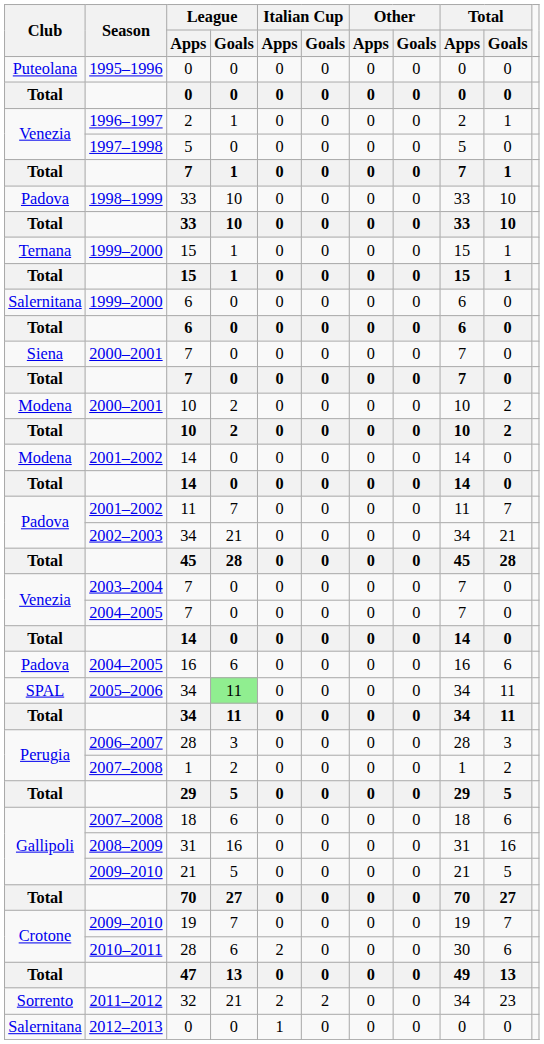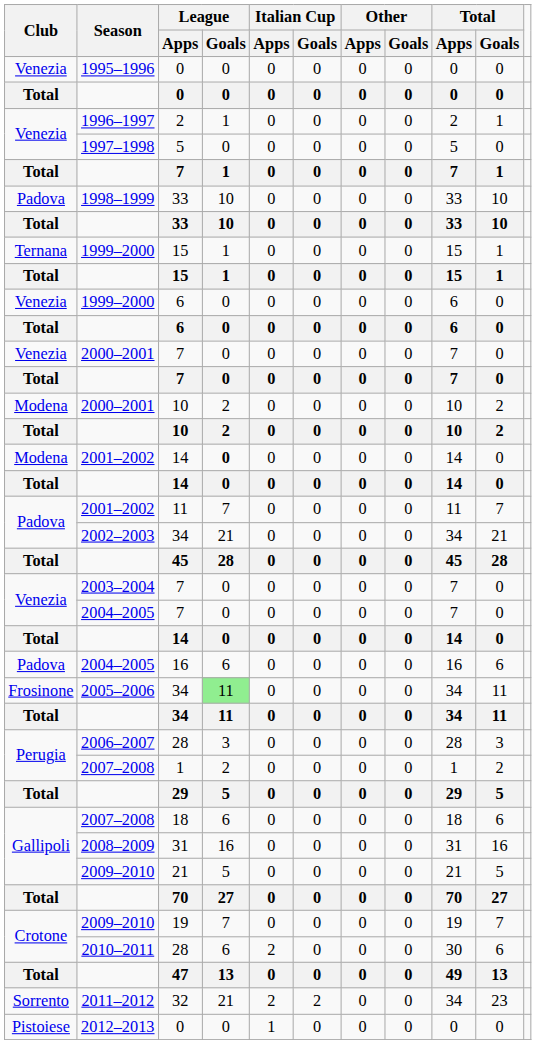(45, 69) Puteolana -> (41, 69) Venezia
(45, 302) Salernitana -> (41, 302) Venezia
(45, 353) Siena -> (41, 353) Venezia
(234, 457) normal -> (226, 457) bold
(45, 690) SPAL -> (41, 690) Frosinone
(45, 1026) Salernitana -> (41, 1026) Pistoiese
